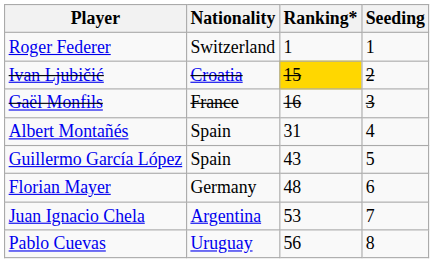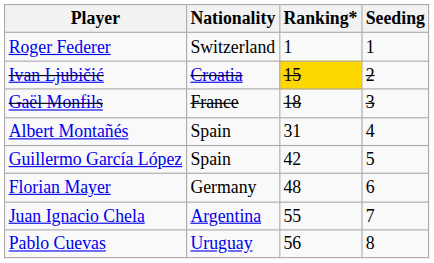(292, 103) 16 -> (292, 103) 18
(292, 159) 43 -> (292, 159) 42
(292, 215) 53 -> (292, 215) 55
